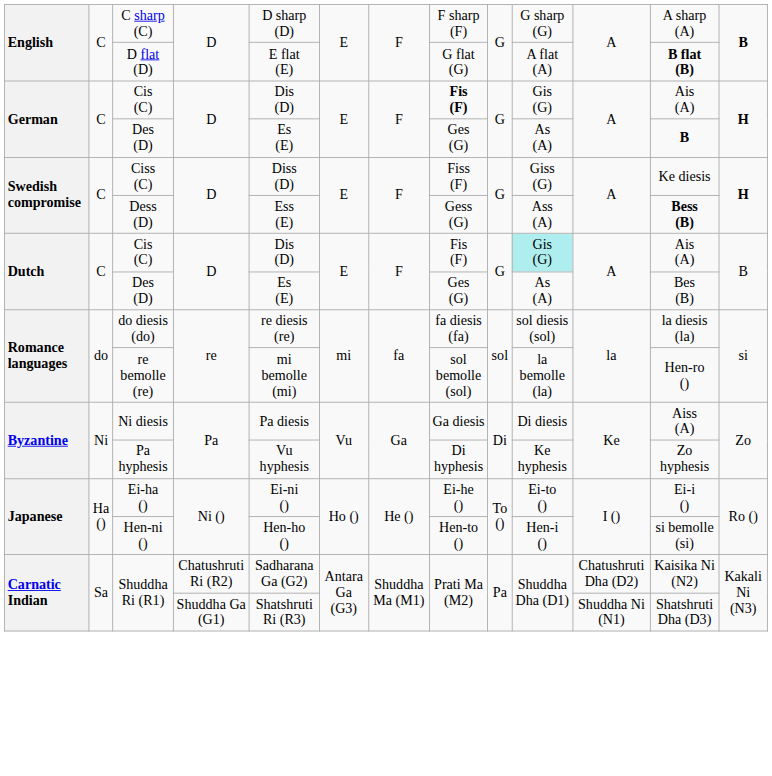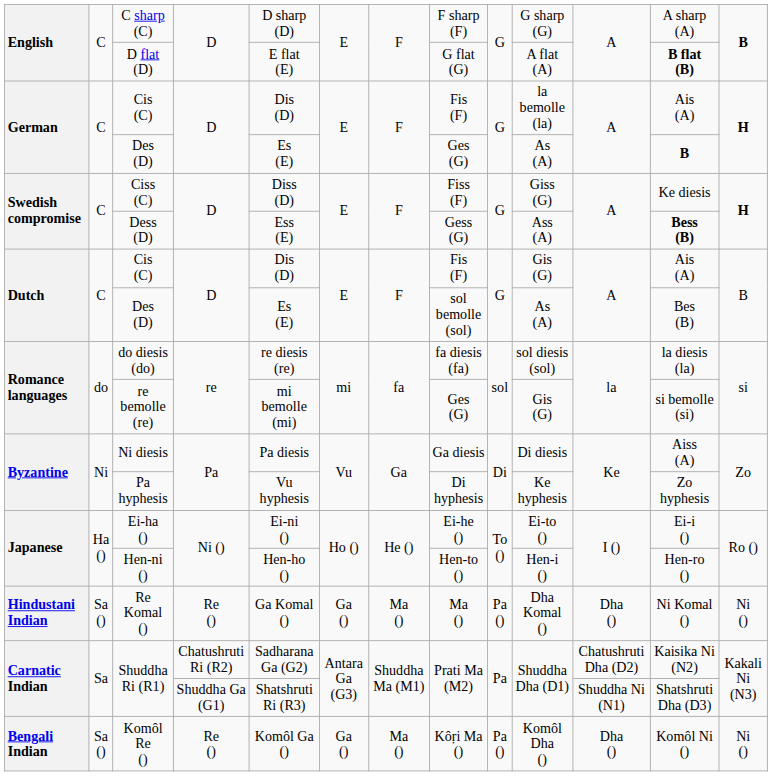(459, 99) bold -> (459, 107) normal
(542, 99) Gis (G) -> (542, 107) la bemolle (la)
(542, 252) paleturquoise background -> (542, 268) no background
(459, 290) Ges (G) -> (459, 314) sol bemolle (sol)
(459, 375) sol bemolle (sol) -> (459, 406) Ges (G)
(542, 375) la bemolle (la) -> (542, 406) Gis (G)
(685, 375) Hen-ro () -> (685, 406) si bemolle (si)
(685, 535) si bemolle (si) -> (685, 567) Hen-ro ()
+ row: (41, 613)
+ row: (30, 743)
